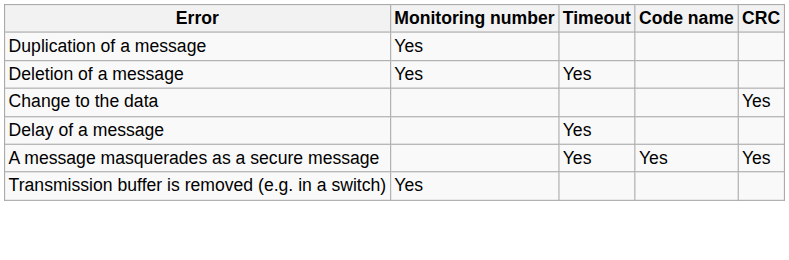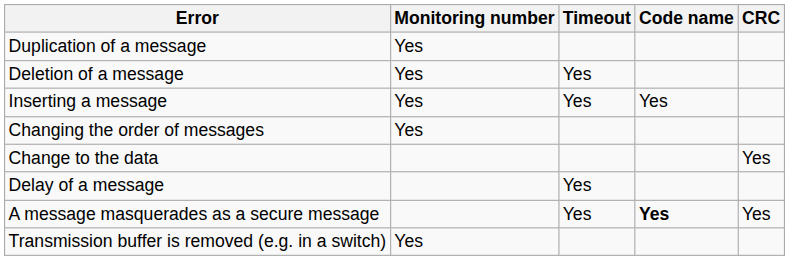+ row: (88, 102)
+ row: (136, 130)
(653, 158) normal -> (654, 213) bold
